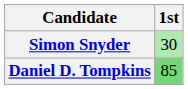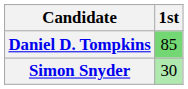rows swapped: (80, 71) <-> (80, 44)
